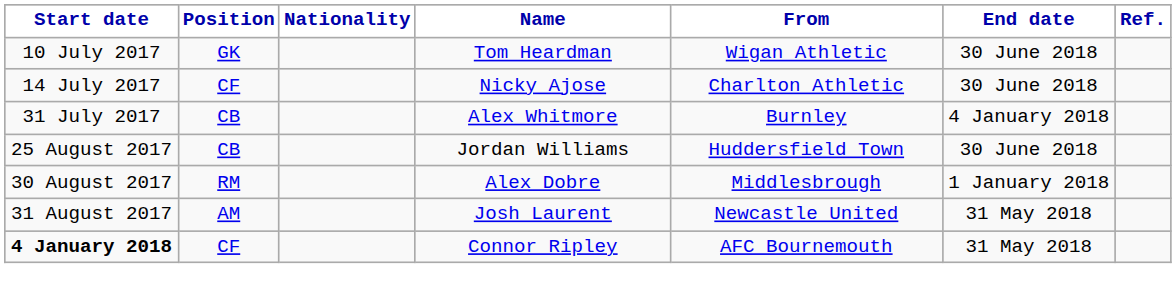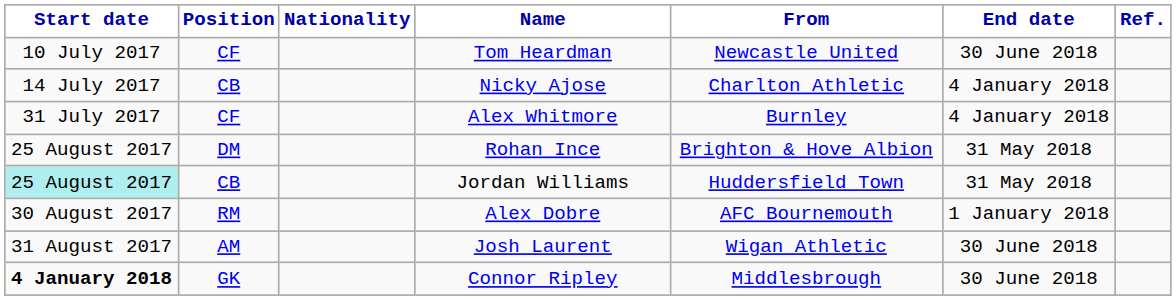(229, 53) GK -> (229, 53) CF
(806, 53) Wigan Athletic -> (806, 53) Newcastle United
(229, 85) CF -> (229, 85) CB
(1029, 85) 30 June 2018 -> (1029, 85) 4 January 2018
(229, 117) CB -> (229, 117) CF
+ row: (543, 150)
(91, 150) no background -> (91, 182) paleturquoise background
(1029, 150) 30 June 2018 -> (1029, 182) 31 May 2018
(806, 182) Middlesbrough -> (806, 214) AFC Bournemouth
(806, 214) Newcastle United -> (806, 246) Wigan Athletic
(1029, 214) 31 May 2018 -> (1029, 246) 30 June 2018
(229, 246) CF -> (229, 279) GK
(806, 246) AFC Bournemouth -> (806, 279) Middlesbrough
(1029, 246) 31 May 2018 -> (1029, 279) 30 June 2018
